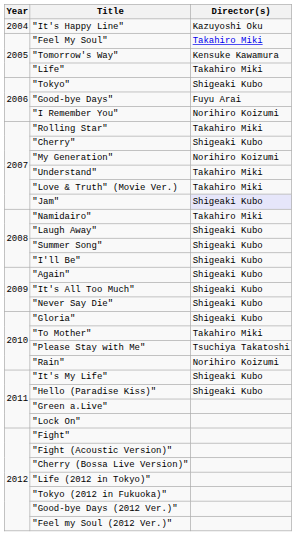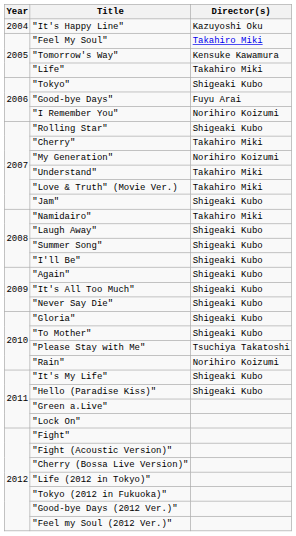(228, 129) Takahiro Miki -> (228, 129) Shigeaki Kubo
(228, 143) Shigeaki Kubo -> (228, 143) Takahiro Miki
(228, 202) lavender background -> (228, 202) no background
(228, 333) Takahiro Miki -> (228, 333) Shigeaki Kubo
